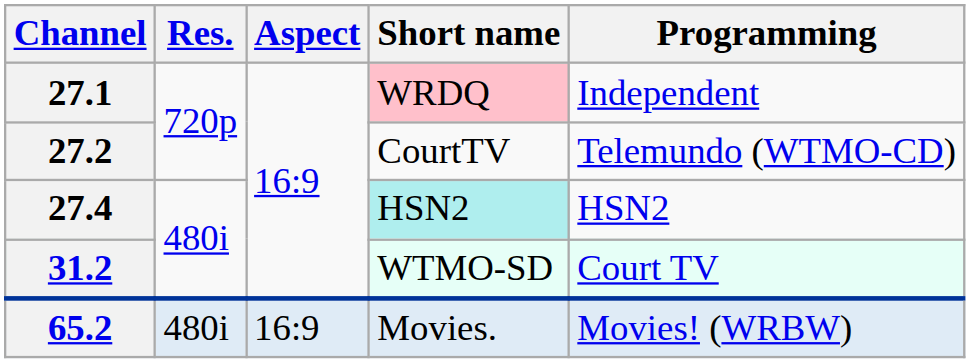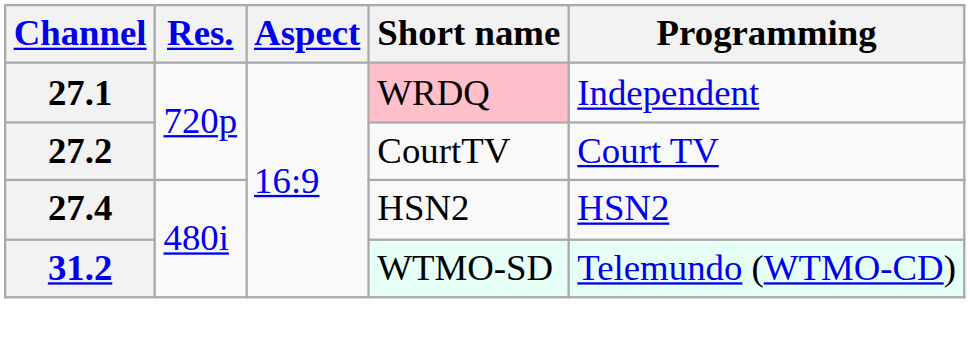(767, 150) Telemundo (WTMO-CD) -> (648, 150) Court TV
(423, 208) paleturquoise background -> (423, 208) no background
(648, 267) Court TV -> (767, 267) Telemundo (WTMO-CD)
- row: (80, 327)
